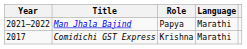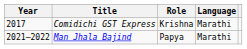rows swapped: (105, 37) <-> (93, 24)
